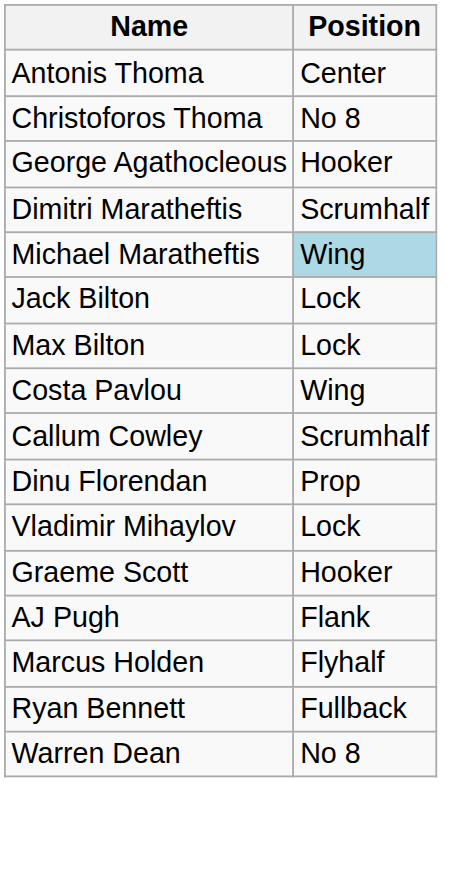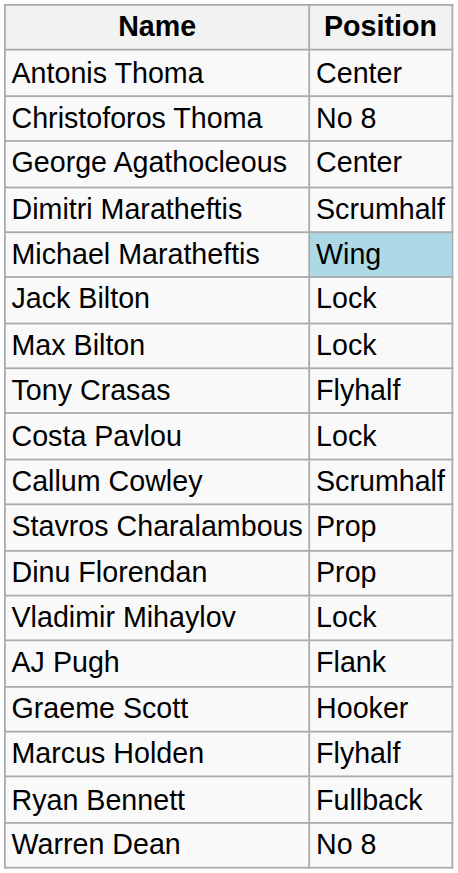(346, 163) Hooker -> (359, 163) Center
+ row: (91, 390)
(333, 390) Wing -> (346, 436) Lock
+ row: (157, 526)
rows swapped: (100, 572) <-> (66, 617)
